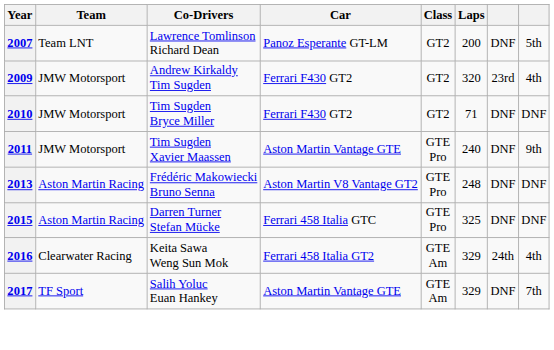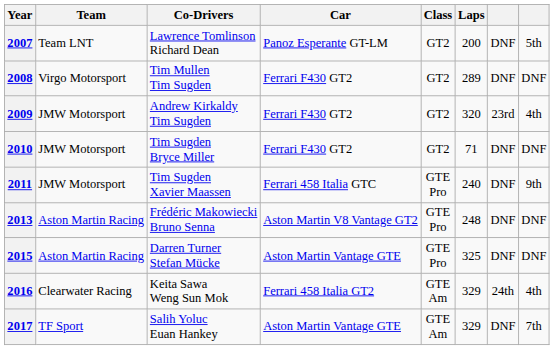+ row: (20, 78)
(332, 149) Aston Martin Vantage GTE -> (320, 185) Ferrari 458 Italia GTC
(320, 220) Ferrari 458 Italia GTC -> (332, 255) Aston Martin Vantage GTE
